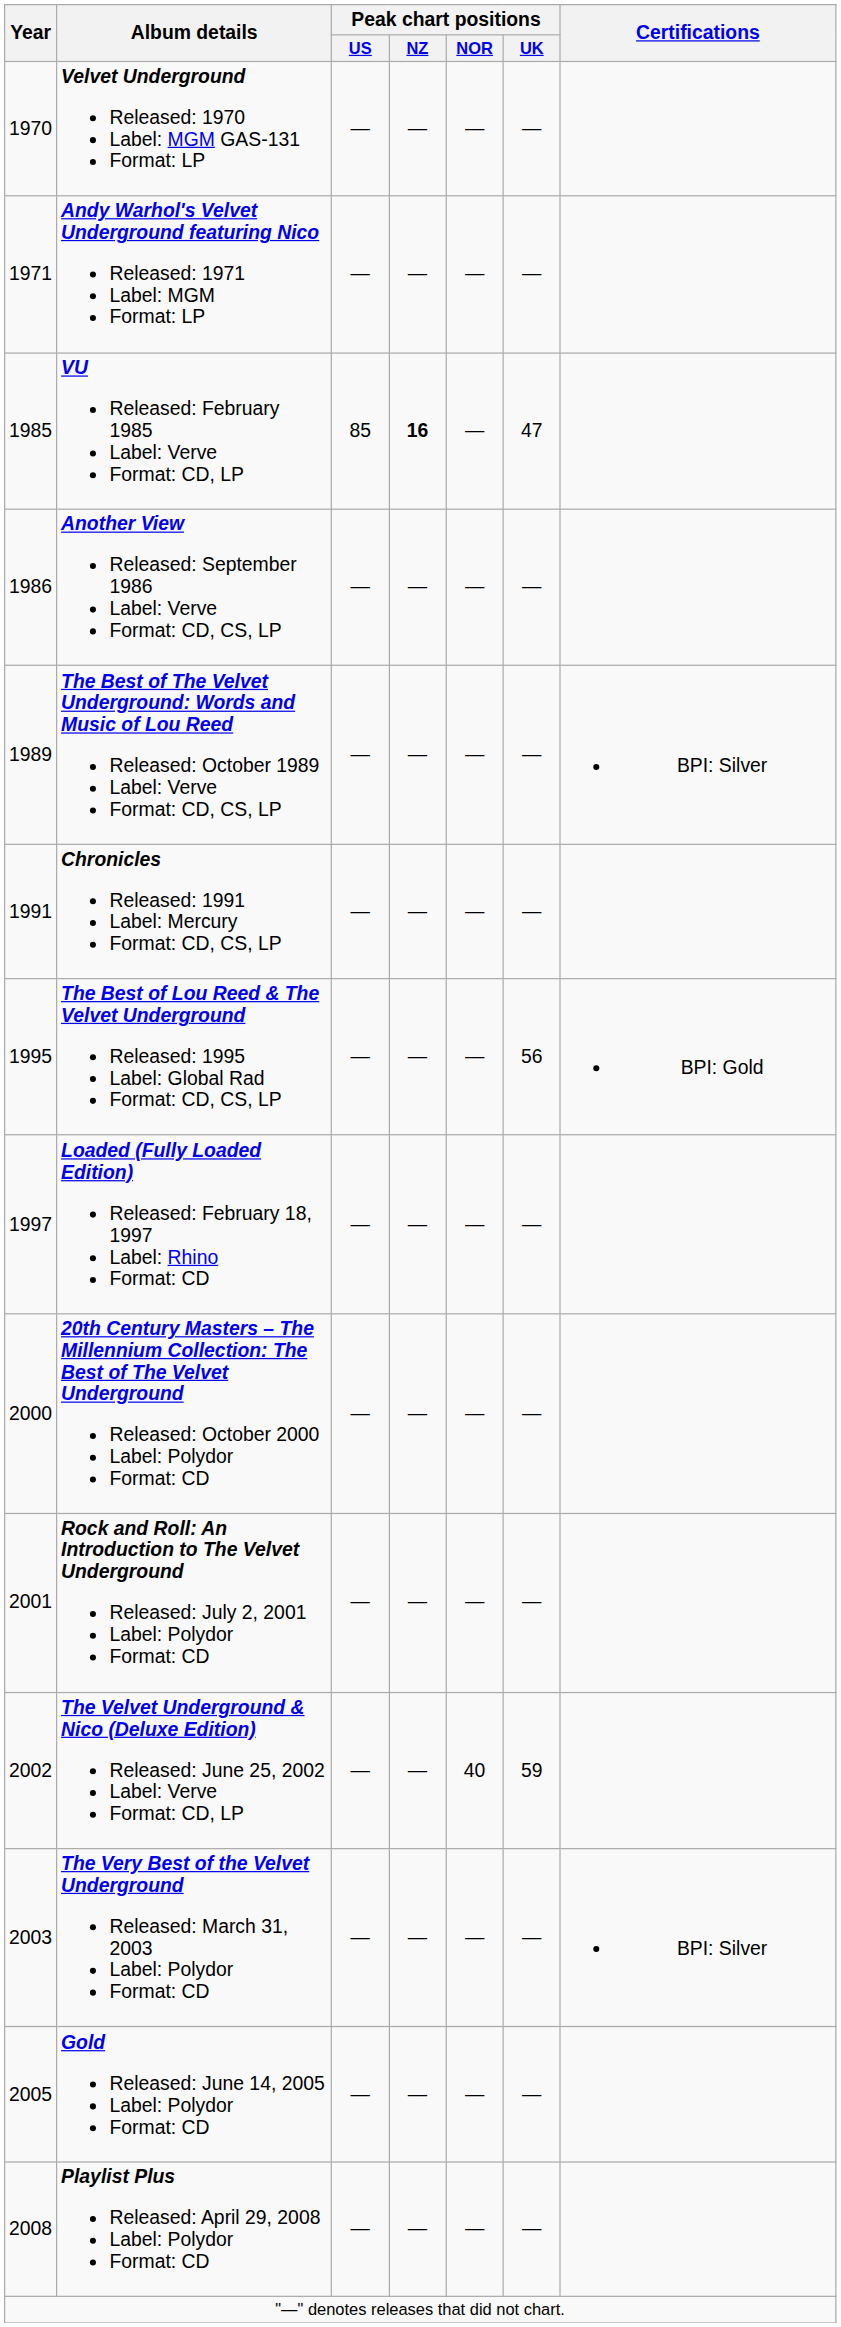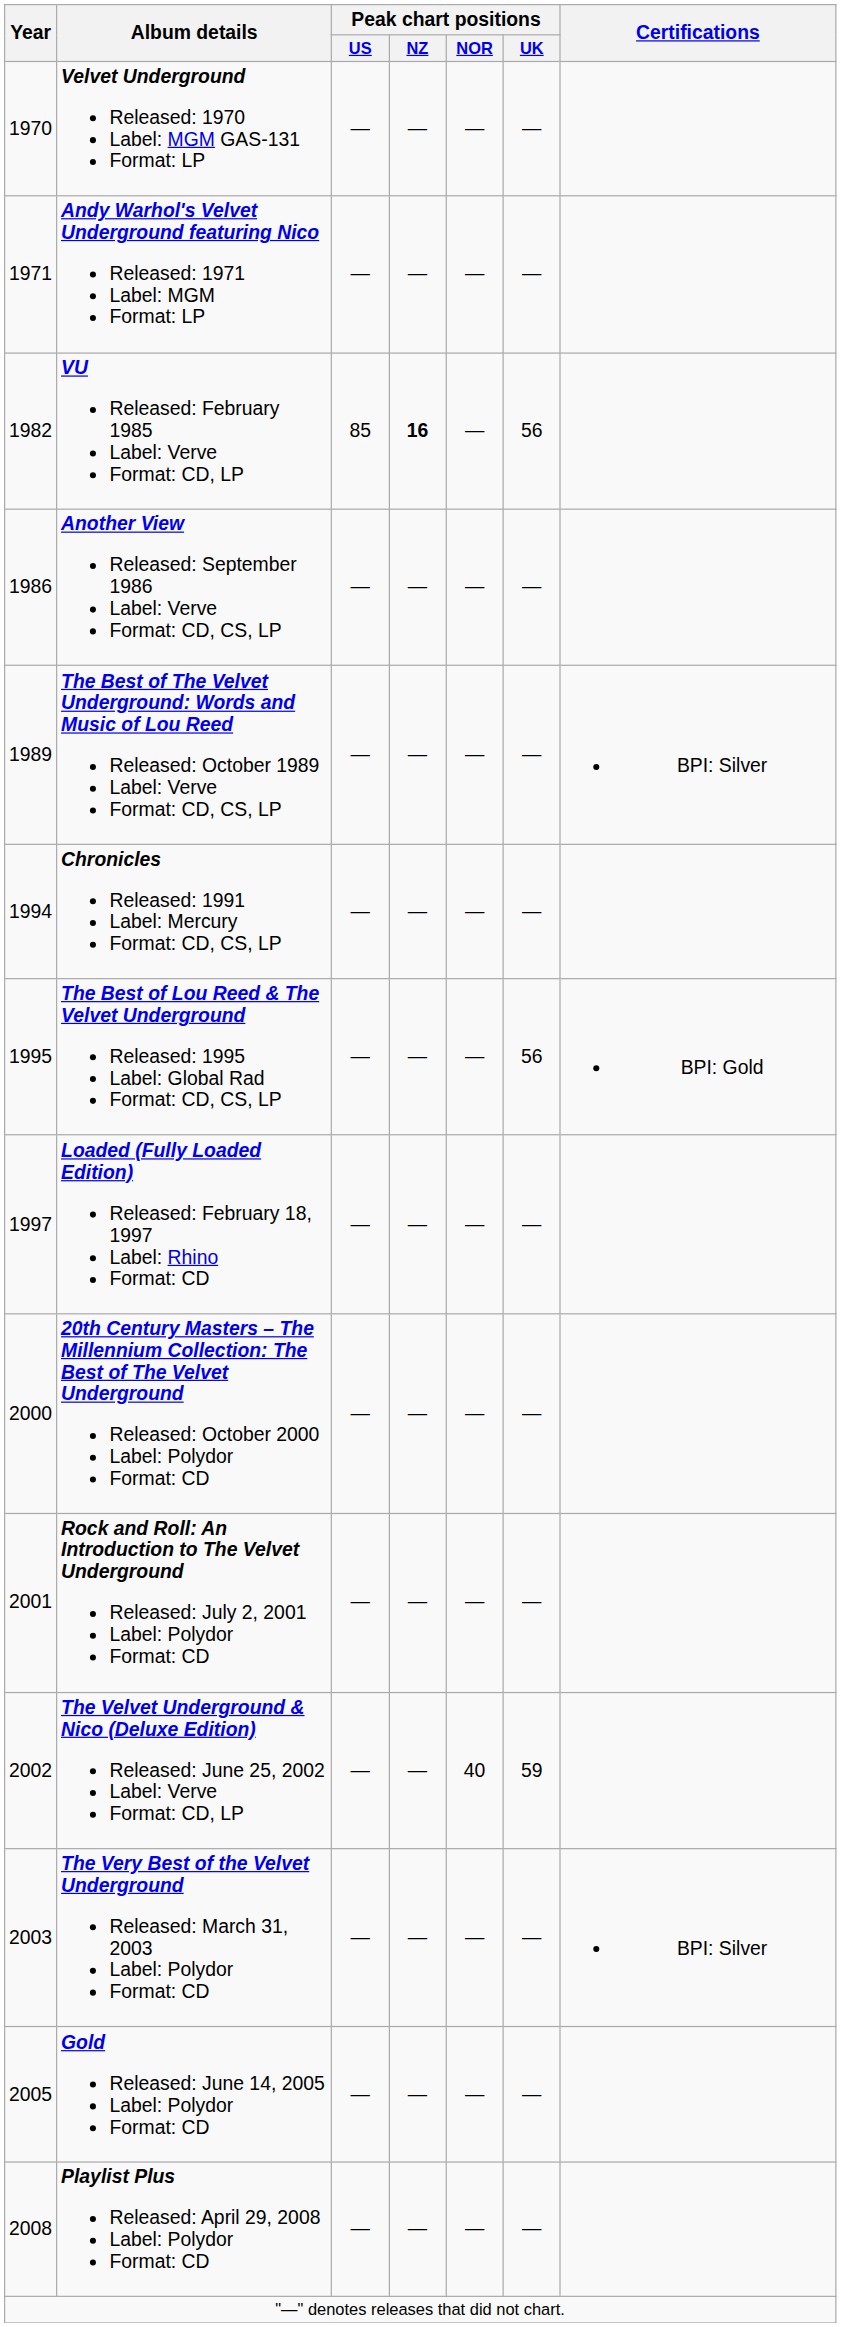(31, 430) 1985 -> (31, 430) 1982
(532, 430) 47 -> (532, 430) 56
(31, 911) 1991 -> (31, 911) 1994
